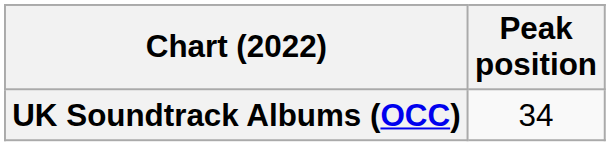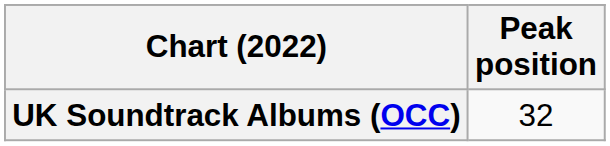(536, 114) 34 -> (536, 114) 32
